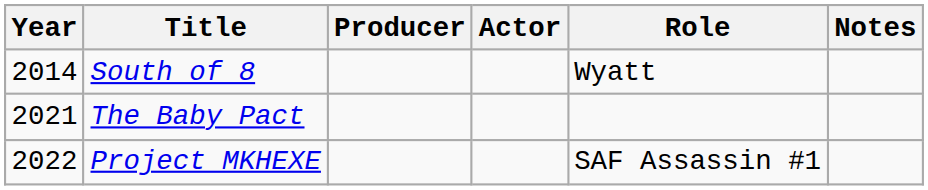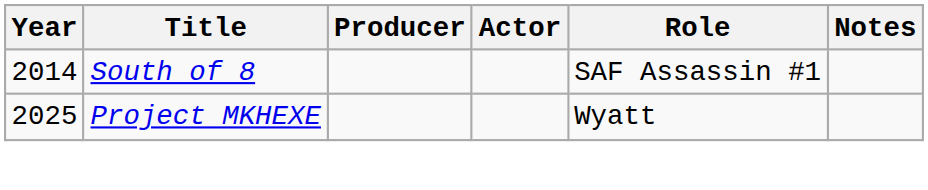(615, 72) Wyatt -> (698, 72) SAF Assassin #1
- row: (198, 117)
(45, 162) 2022 -> (45, 117) 2025
(698, 162) SAF Assassin #1 -> (615, 117) Wyatt
